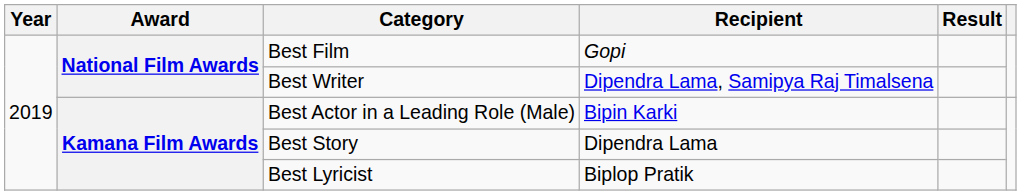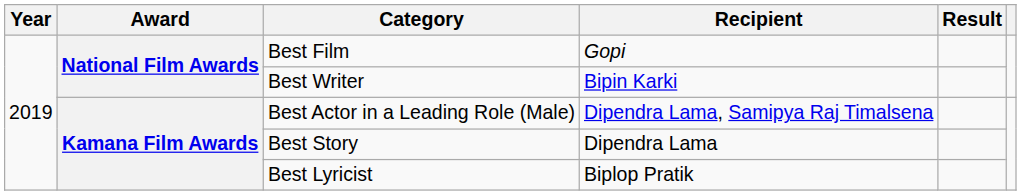(759, 81) Dipendra Lama, Samipya Raj Timalsena -> (631, 81) Bipin Karki
(631, 112) Bipin Karki -> (759, 112) Dipendra Lama, Samipya Raj Timalsena
